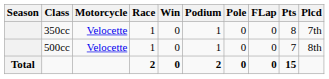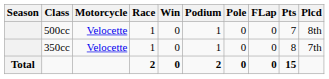rows swapped: (57, 30) <-> (57, 47)
